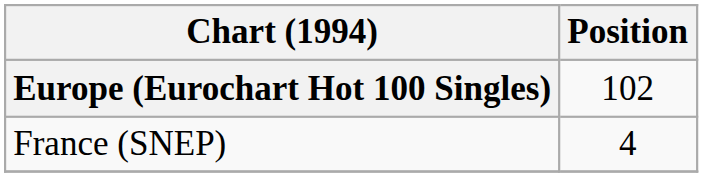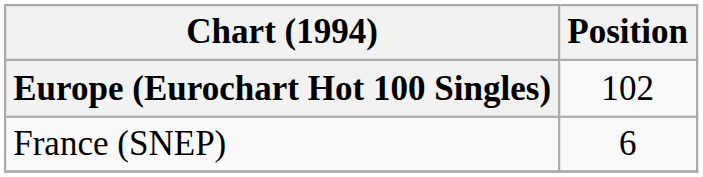(628, 143) 4 -> (628, 143) 6
